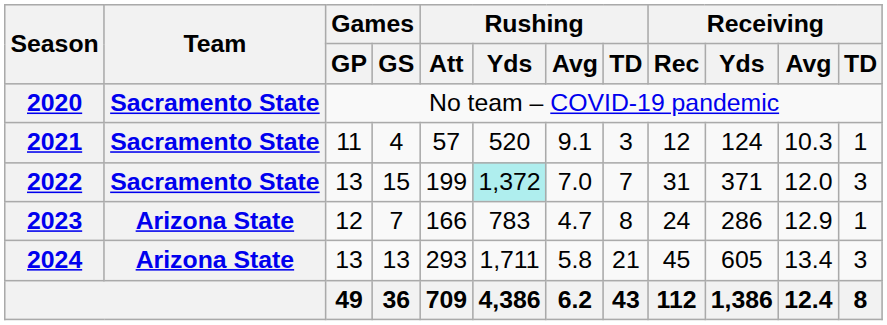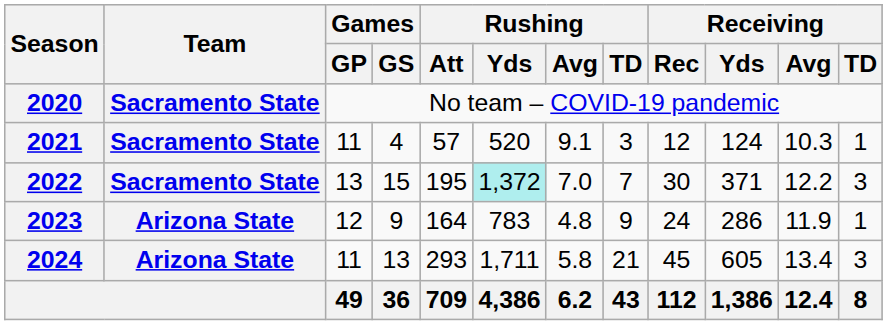(446, 181) 199 -> (446, 181) 195
(677, 181) 31 -> (677, 181) 30
(808, 181) 12.0 -> (808, 181) 12.2
(396, 220) 7 -> (396, 220) 9
(446, 220) 166 -> (446, 220) 164
(575, 220) 4.7 -> (575, 220) 4.8
(626, 220) 8 -> (626, 220) 9
(808, 220) 12.9 -> (808, 220) 11.9
(349, 260) 13 -> (349, 260) 11
